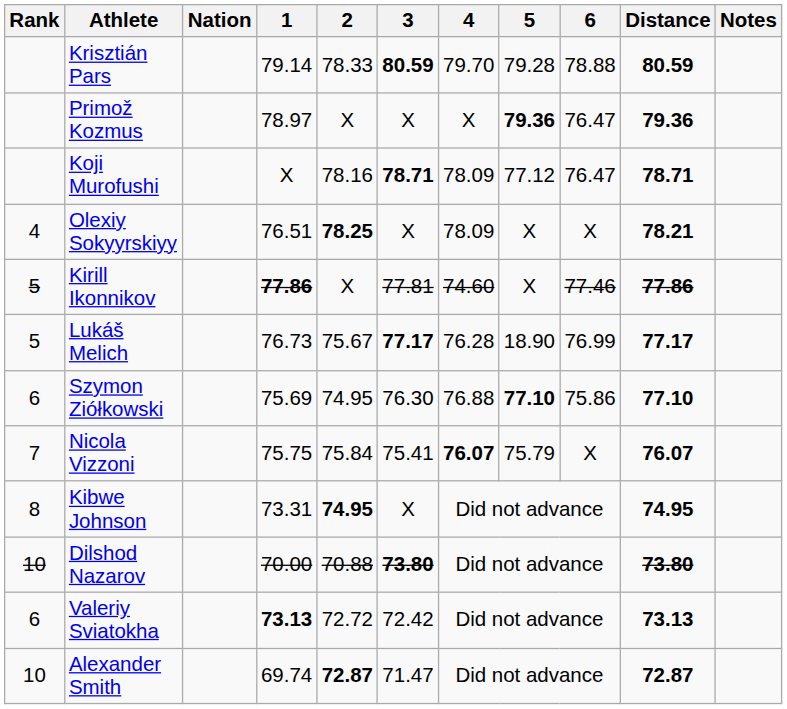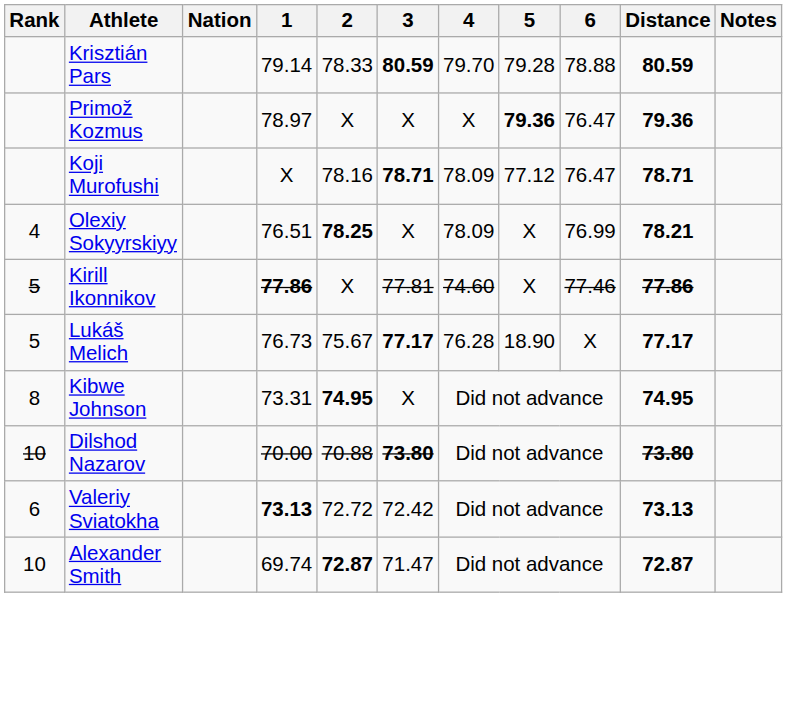(590, 231) X -> (590, 231) 76.99
(590, 342) 76.99 -> (590, 342) X
- row: (116, 397)
- row: (102, 453)
